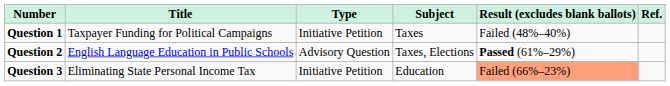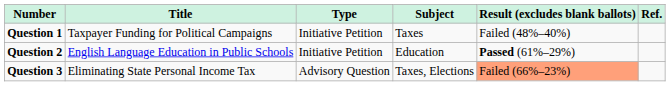(344, 52) Advisory Question -> (341, 52) Initiative Petition
(435, 52) Taxes, Elections -> (420, 52) Education
(341, 71) Initiative Petition -> (344, 71) Advisory Question
(420, 71) Education -> (435, 71) Taxes, Elections
